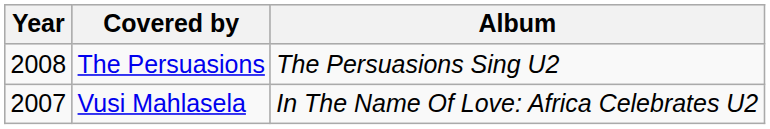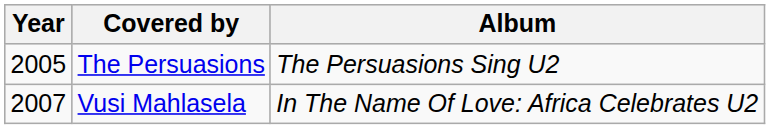(38, 63) 2008 -> (38, 63) 2005
